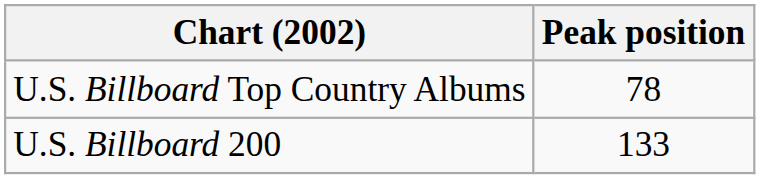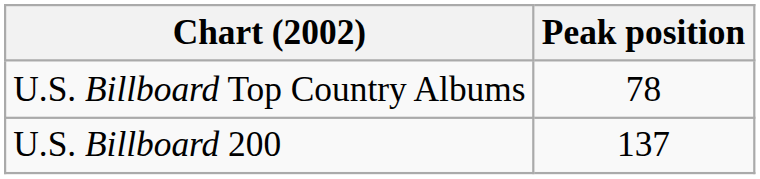(644, 144) 133 -> (644, 144) 137
